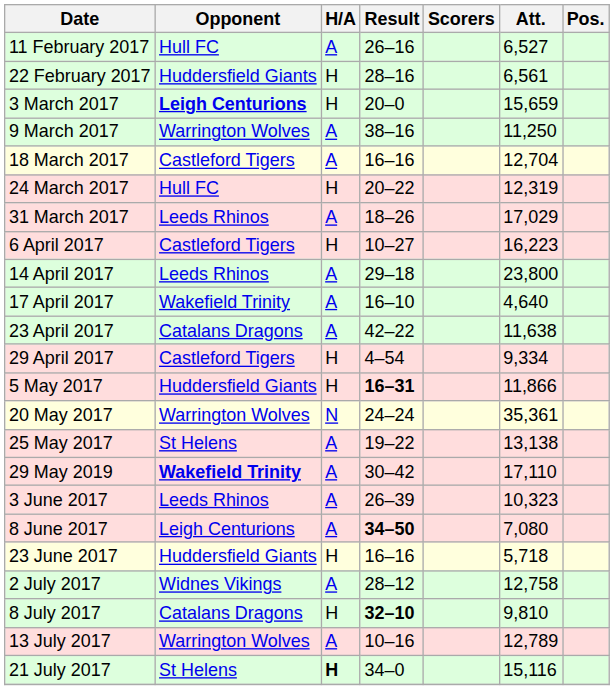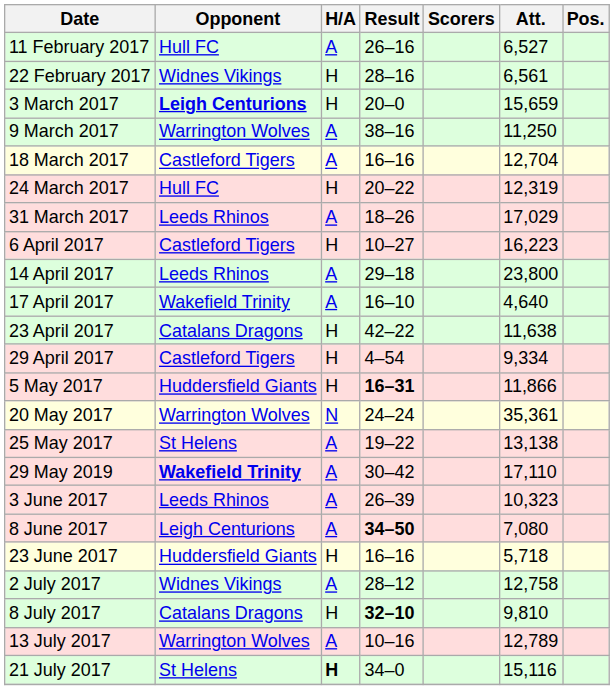(238, 75) Huddersfield Giants -> (220, 75) Widnes Vikings
(331, 330) A -> (332, 330) H
